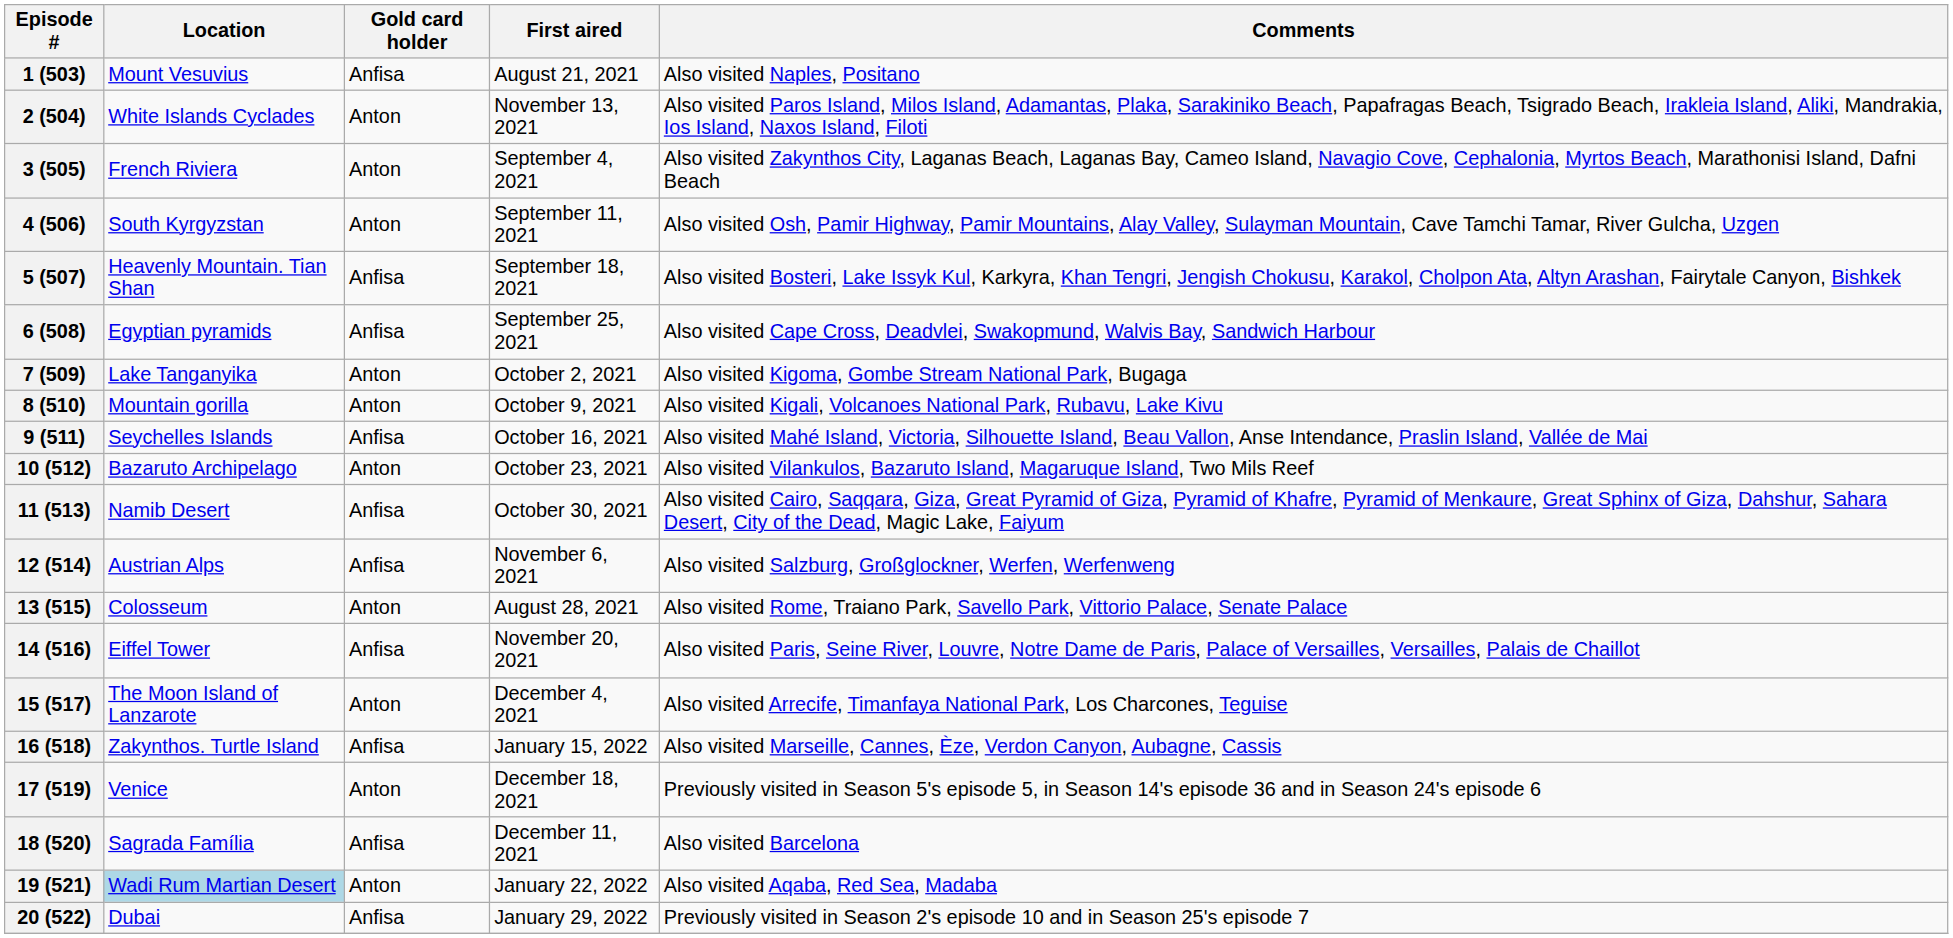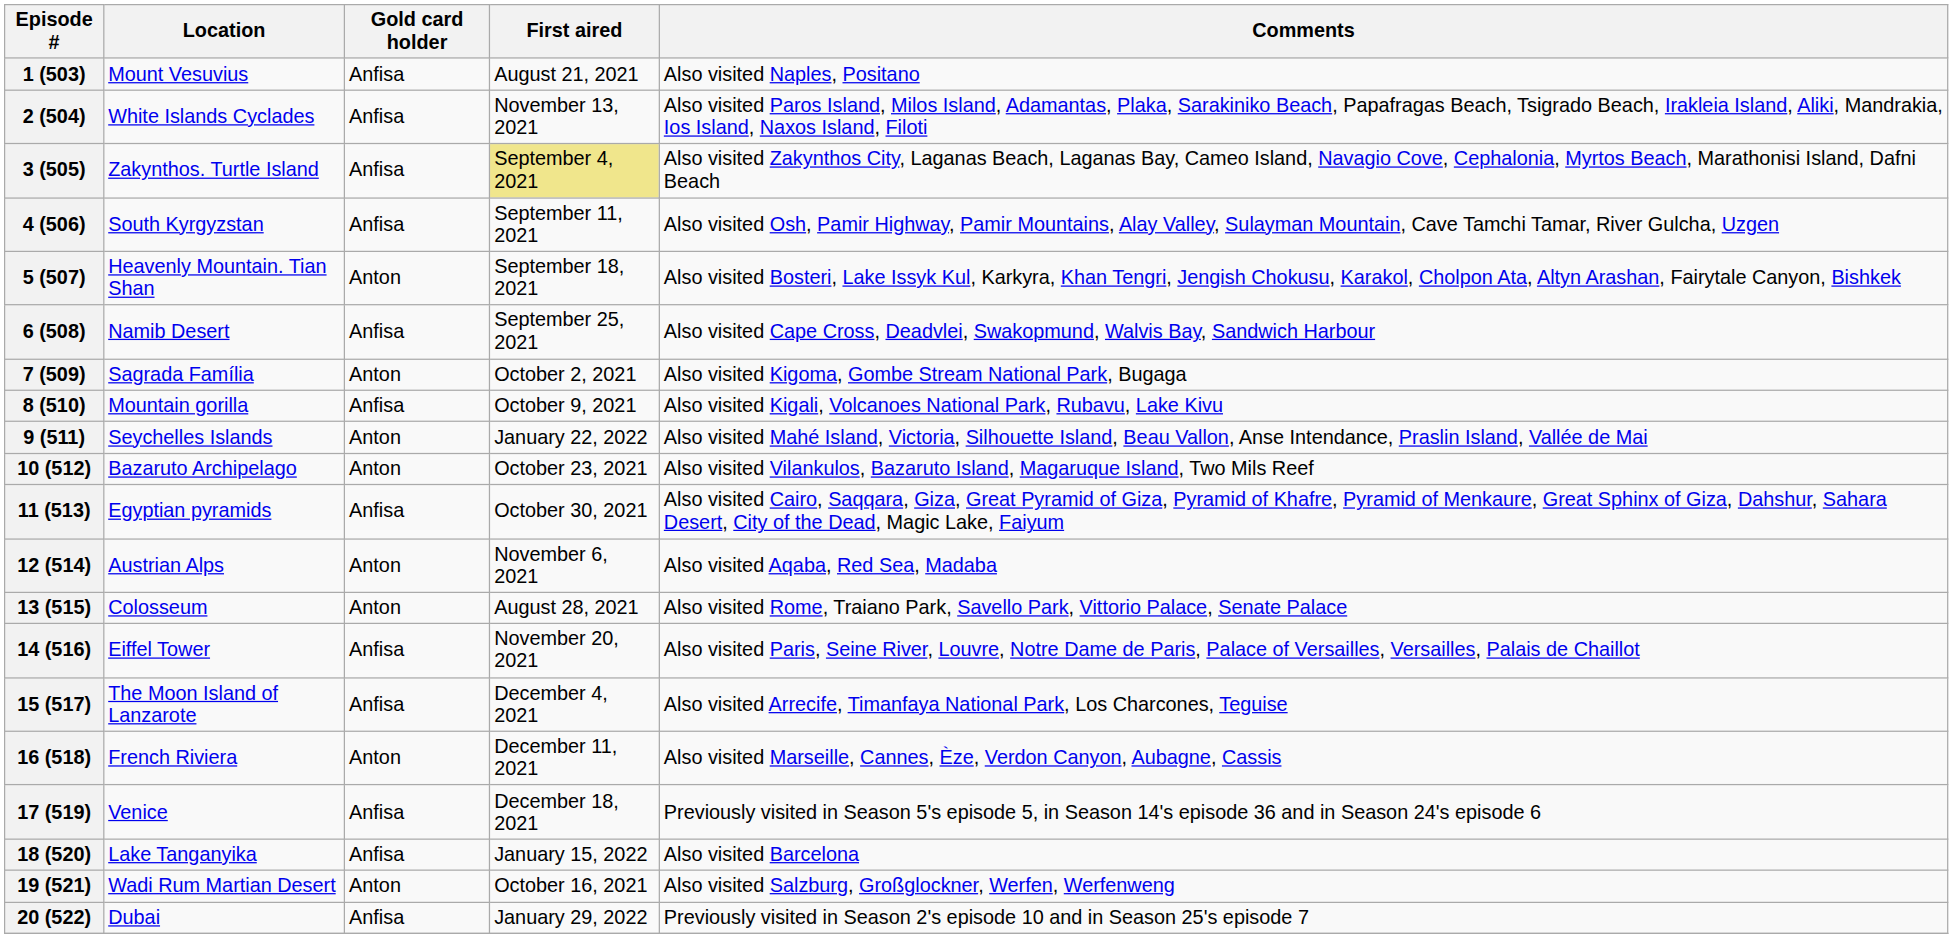(375, 116) Anton -> (377, 116) Anfisa
(173, 170) French Riviera -> (214, 170) Zakynthos. Turtle Island
(375, 170) Anton -> (377, 170) Anfisa
(554, 170) no background -> (554, 170) khaki background
(375, 224) Anton -> (377, 224) Anfisa
(377, 277) Anfisa -> (375, 277) Anton
(190, 331) Egyptian pyramids -> (169, 331) Namib Desert
(182, 374) Lake Tanganyika -> (181, 374) Sagrada Família
(375, 405) Anton -> (377, 405) Anfisa
(377, 437) Anfisa -> (375, 437) Anton
(571, 437) October 16, 2021 -> (571, 437) January 22, 2022
(169, 511) Namib Desert -> (190, 511) Egyptian pyramids
(377, 565) Anfisa -> (375, 565) Anton
(919, 565) Also visited Salzburg, Großglockner, Werfen, Werfenweng -> (830, 565) Also visited Aqaba, Red Sea, Madaba
(375, 704) Anton -> (377, 704) Anfisa
(214, 746) Zakynthos. Turtle Island -> (173, 758) French Riviera
(377, 746) Anfisa -> (375, 758) Anton
(571, 746) January 15, 2022 -> (556, 758) December 11, 2021
(375, 789) Anton -> (377, 811) Anfisa
(181, 843) Sagrada Família -> (182, 854) Lake Tanganyika
(556, 843) December 11, 2021 -> (571, 854) January 15, 2022
(222, 885) lightblue background -> (222, 885) no background
(571, 885) January 22, 2022 -> (571, 885) October 16, 2021
(830, 885) Also visited Aqaba, Red Sea, Madaba -> (919, 885) Also visited Salzburg, Großglockner, Werfen, Werfenweng
